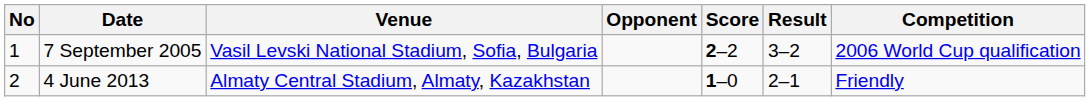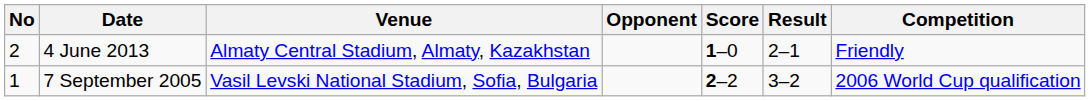rows swapped: (122, 50) <-> (96, 80)
